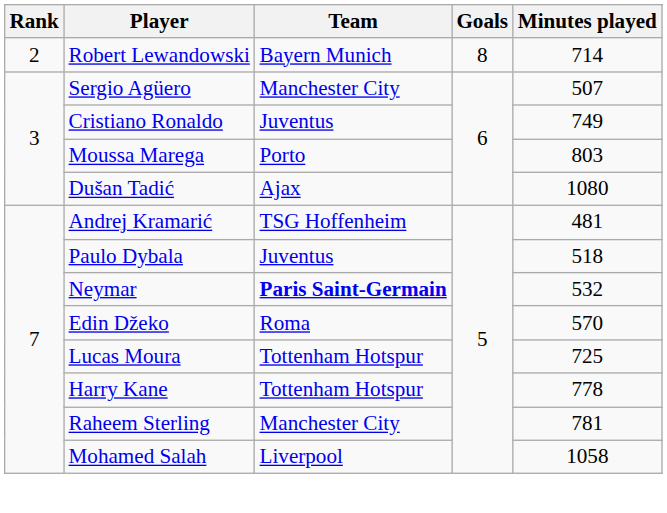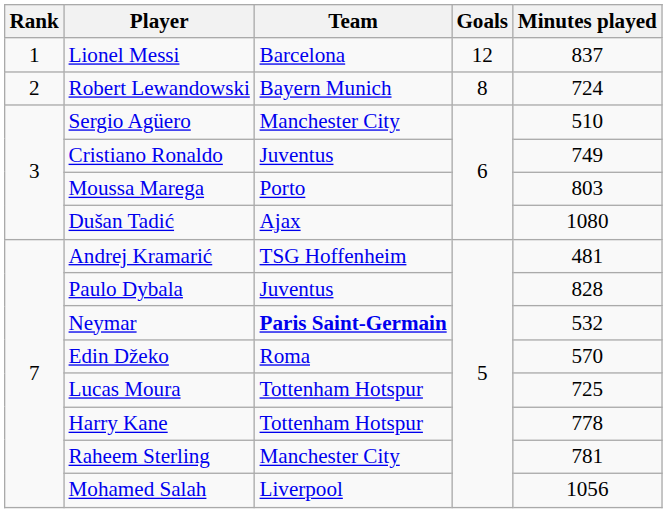+ row: (124, 54)
(587, 54) 714 -> (587, 88) 724
(587, 88) 507 -> (587, 121) 510
(587, 255) 518 -> (587, 289) 828
(587, 456) 1058 -> (587, 490) 1056
